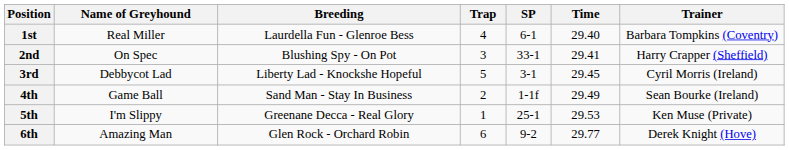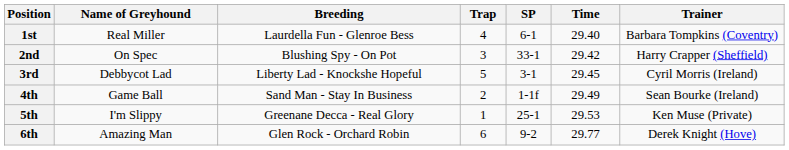(586, 54) 29.41 -> (586, 54) 29.42
